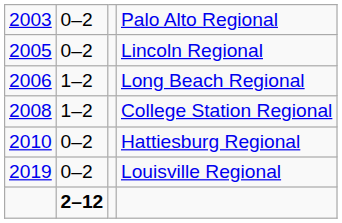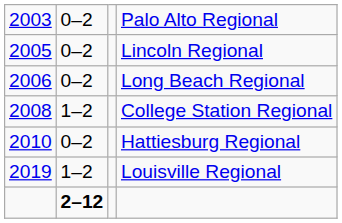(77, 80) 1–2 -> (77, 80) 0–2
(77, 171) 0–2 -> (77, 171) 1–2
